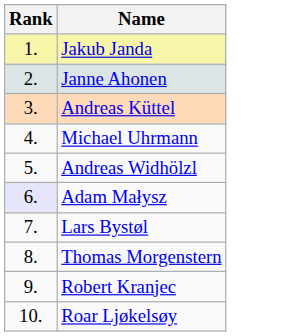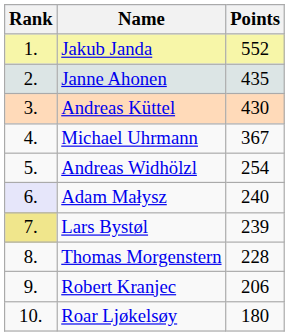+ column: (255, 19)
(31, 227) no background -> (31, 227) khaki background
